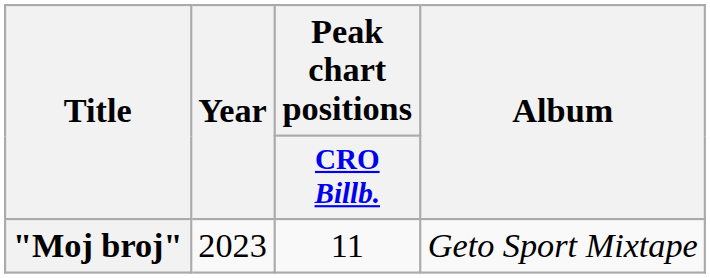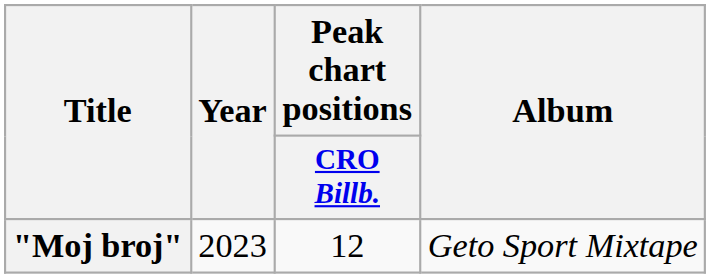(347, 245) 11 -> (347, 245) 12
